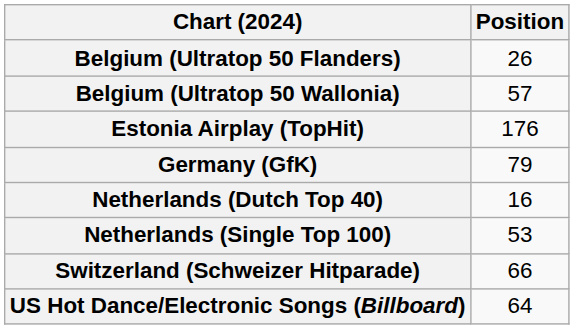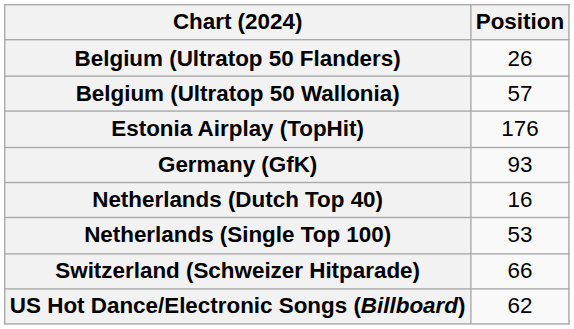(520, 164) 79 -> (520, 164) 93
(520, 306) 64 -> (520, 306) 62
